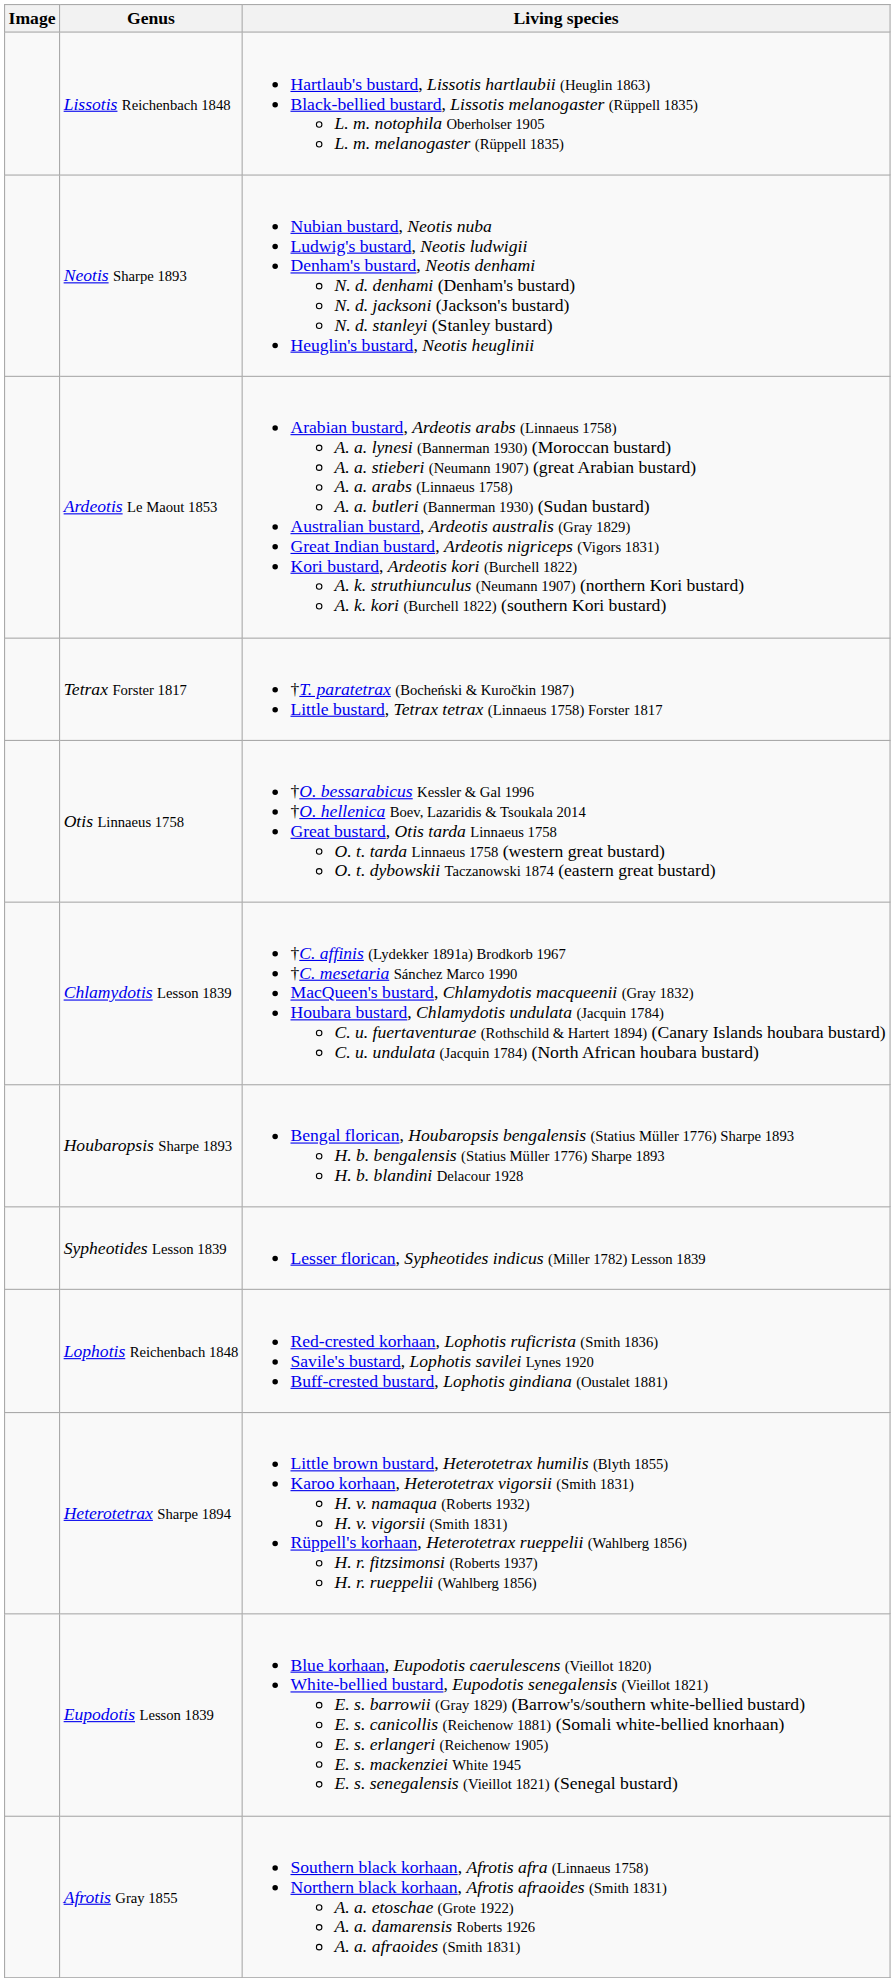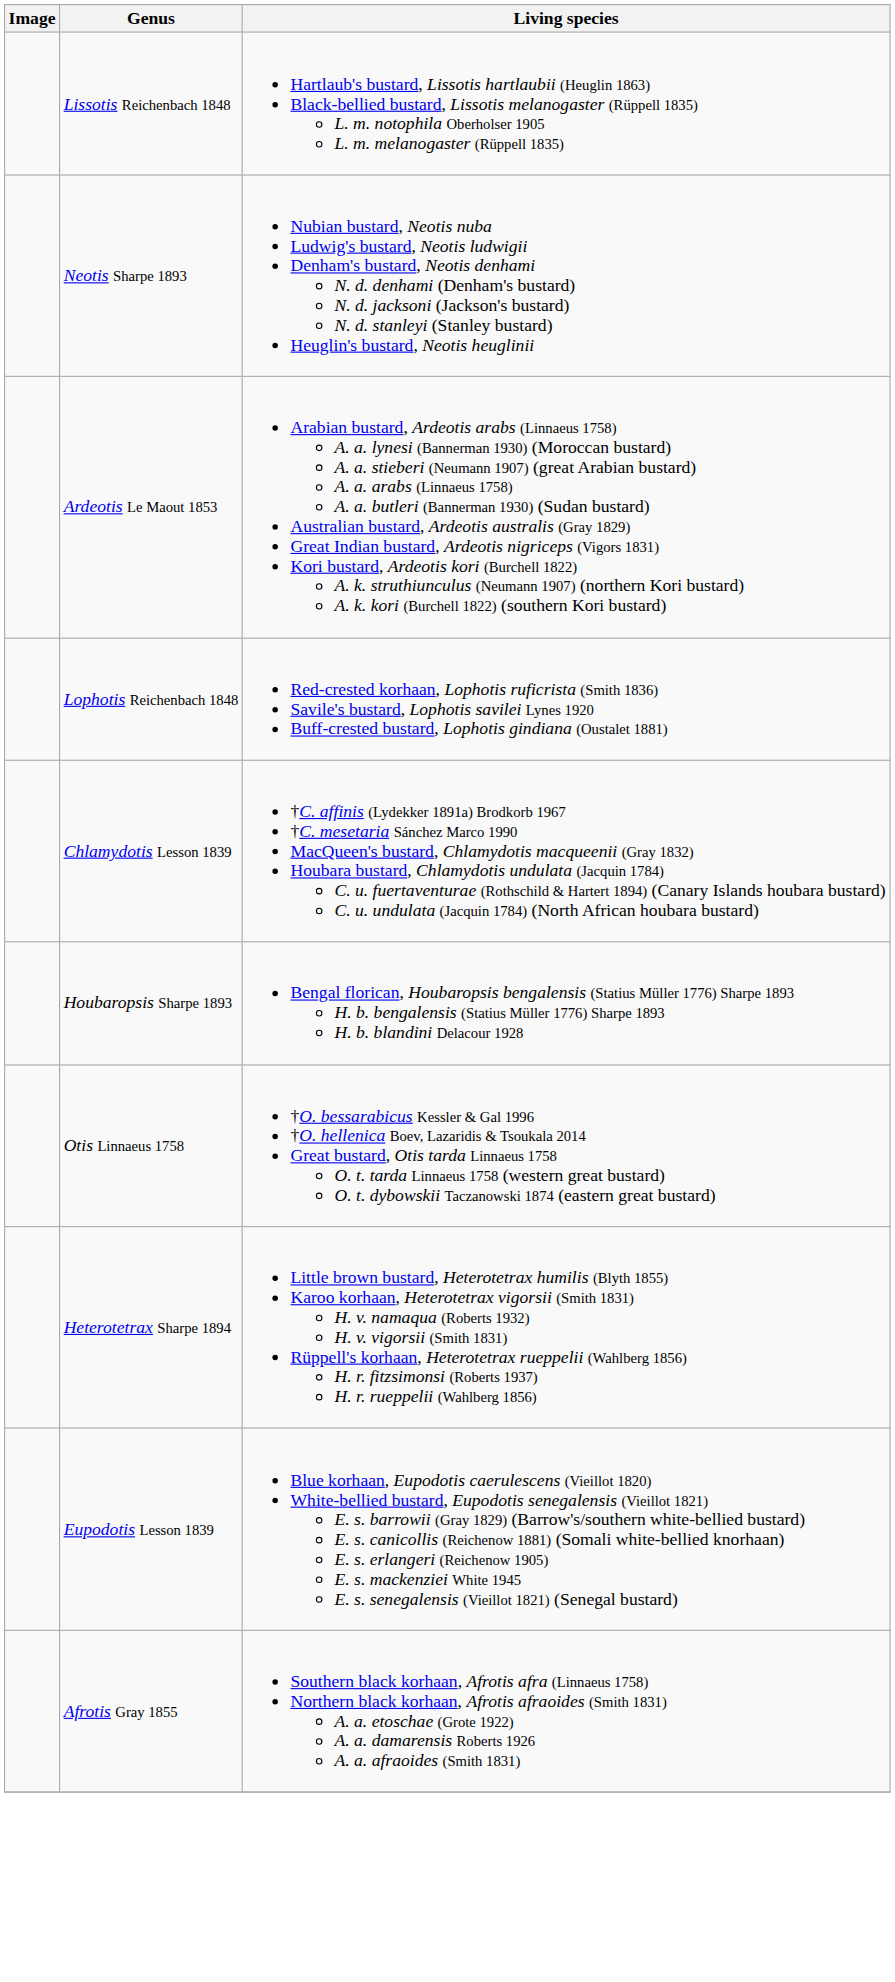- row: (125, 688)
rows swapped: (124, 821) <-> (151, 1350)
- row: (145, 1248)
